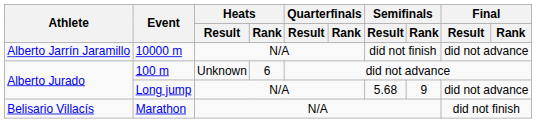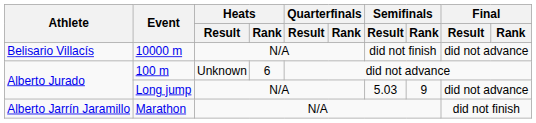(69, 52) Alberto Jarrín Jaramillo -> (51, 52) Belisario Villacís
(385, 90) 5.68 -> (385, 90) 5.03
(51, 109) Belisario Villacís -> (69, 109) Alberto Jarrín Jaramillo
